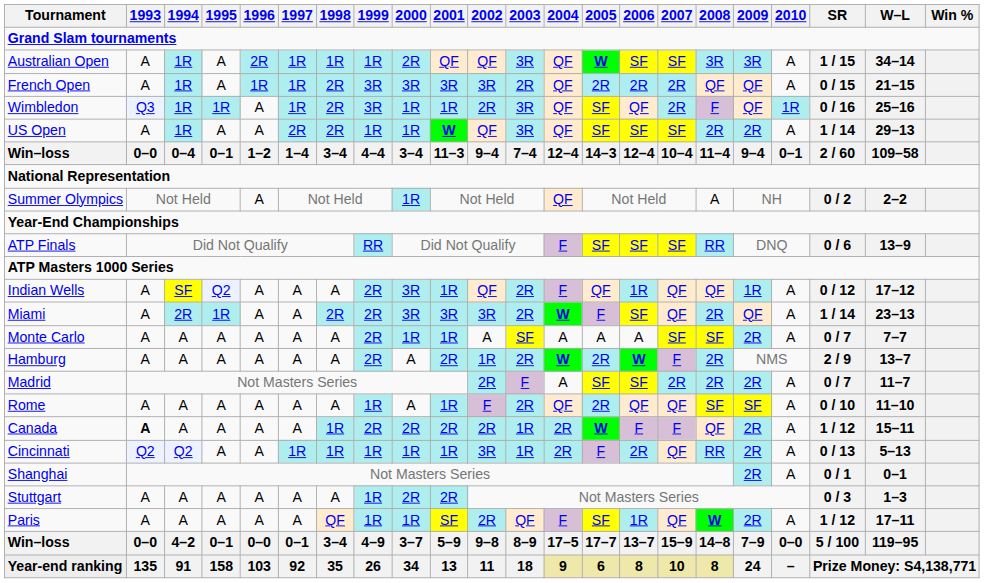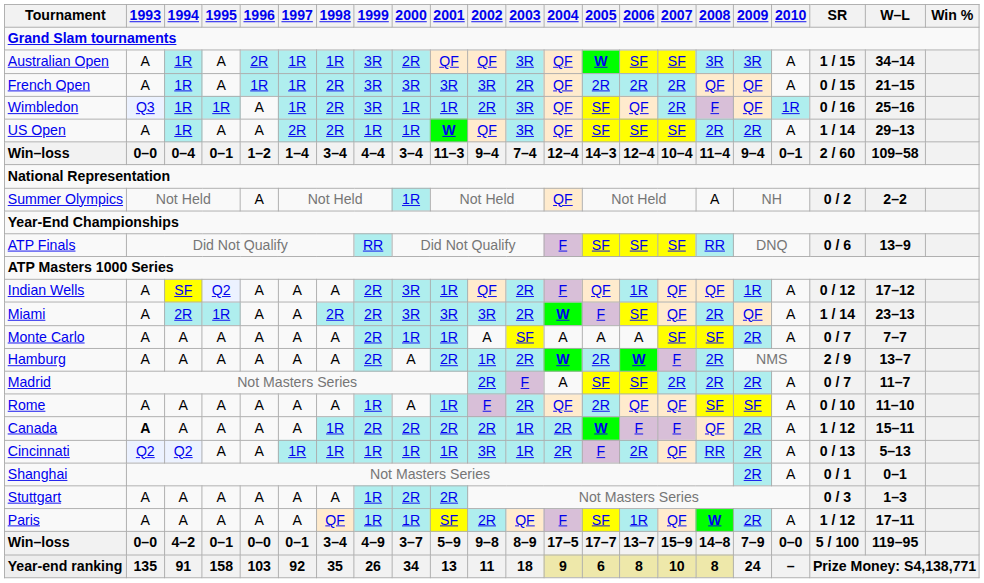(373, 61) 1R -> (373, 61) 3R
